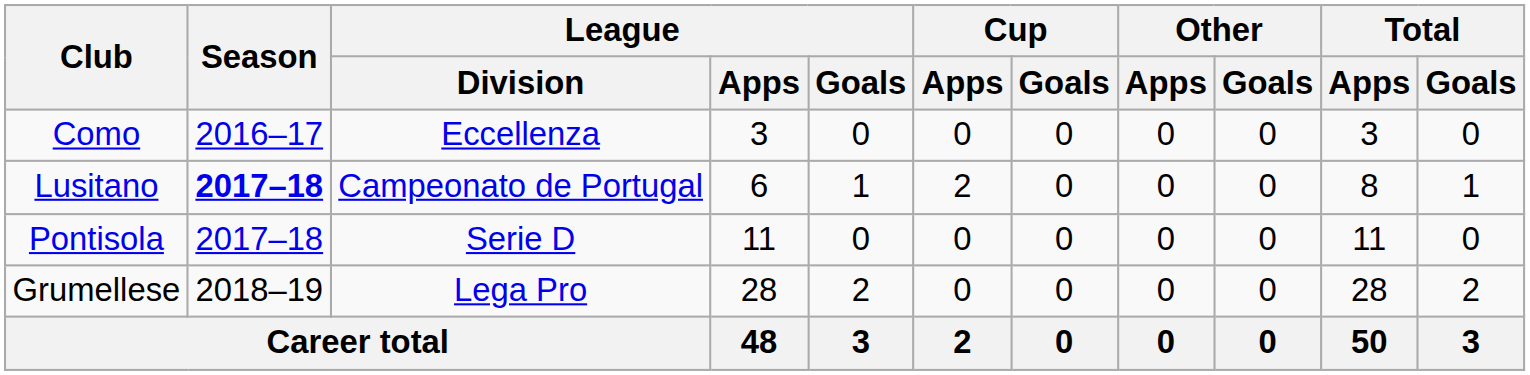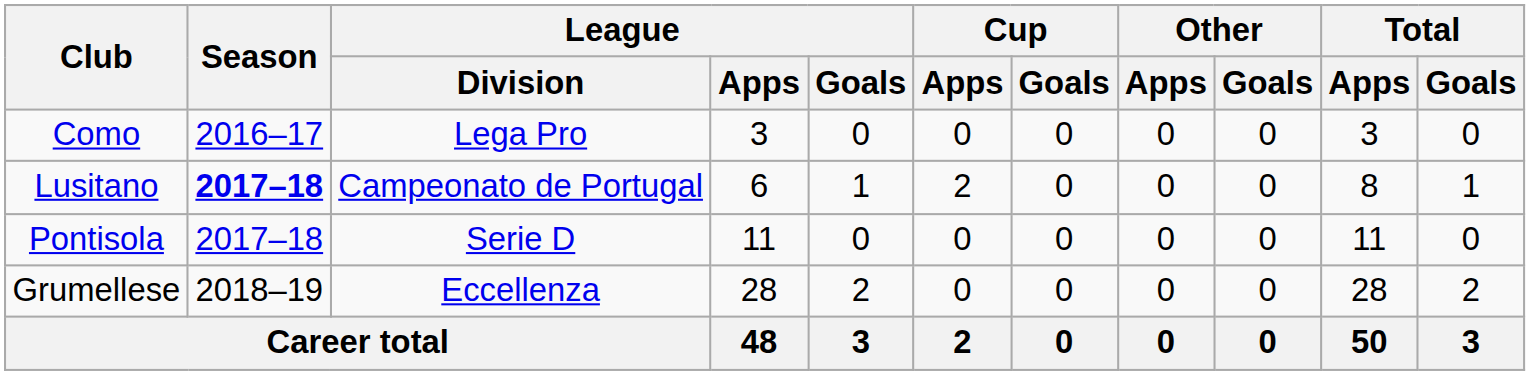(521, 134) Eccellenza -> (521, 134) Lega Pro
(521, 290) Lega Pro -> (521, 290) Eccellenza
